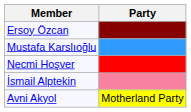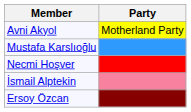rows swapped: (32, 99) <-> (38, 30)
